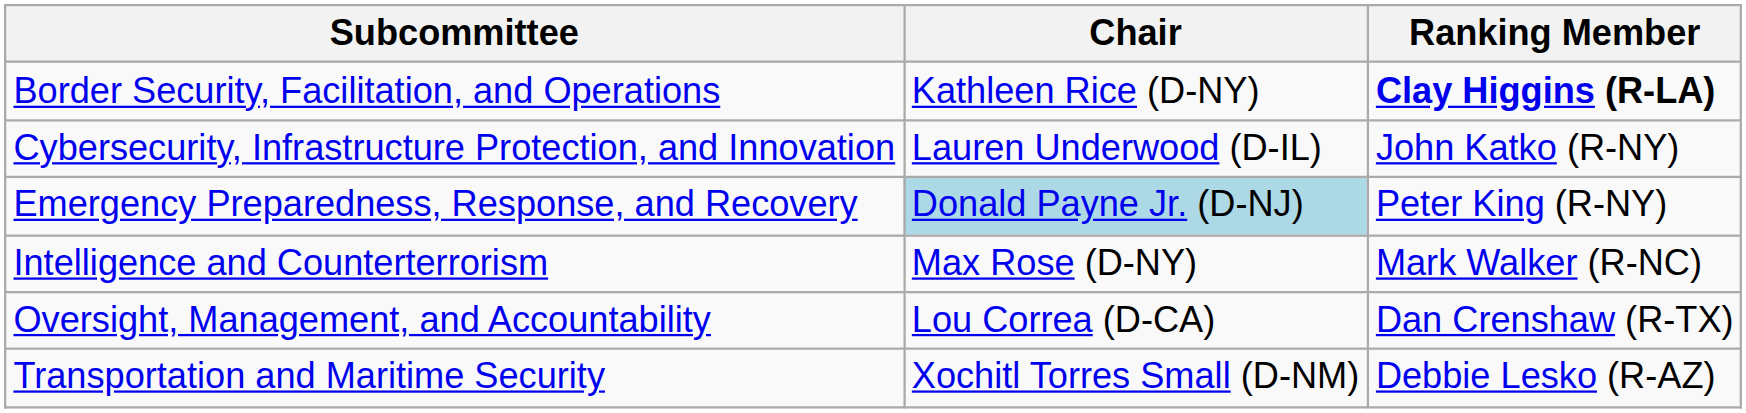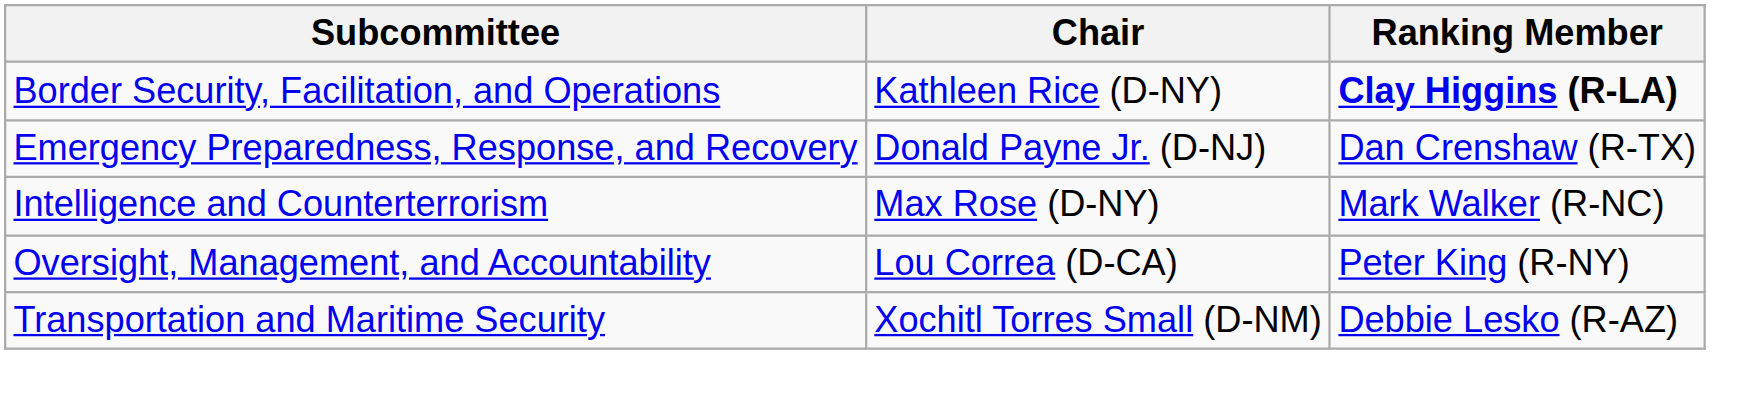- row: (454, 147)
(1108, 205) lightblue background -> (1070, 147) no background
(1522, 205) Peter King (R-NY) -> (1517, 147) Dan Crenshaw (R-TX)
(1555, 319) Dan Crenshaw (R-TX) -> (1484, 262) Peter King (R-NY)
